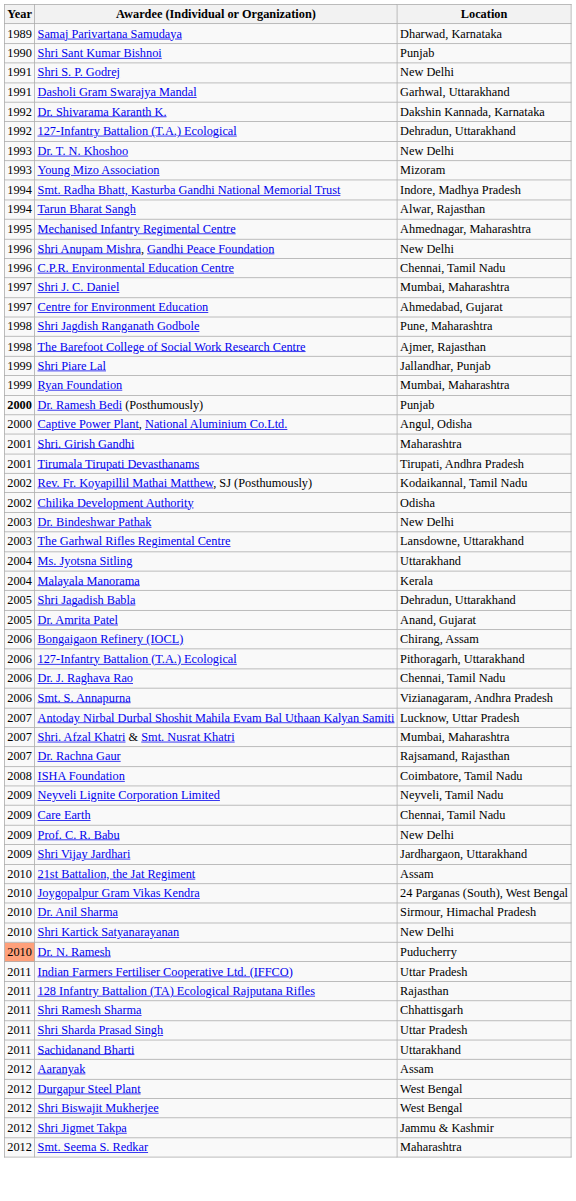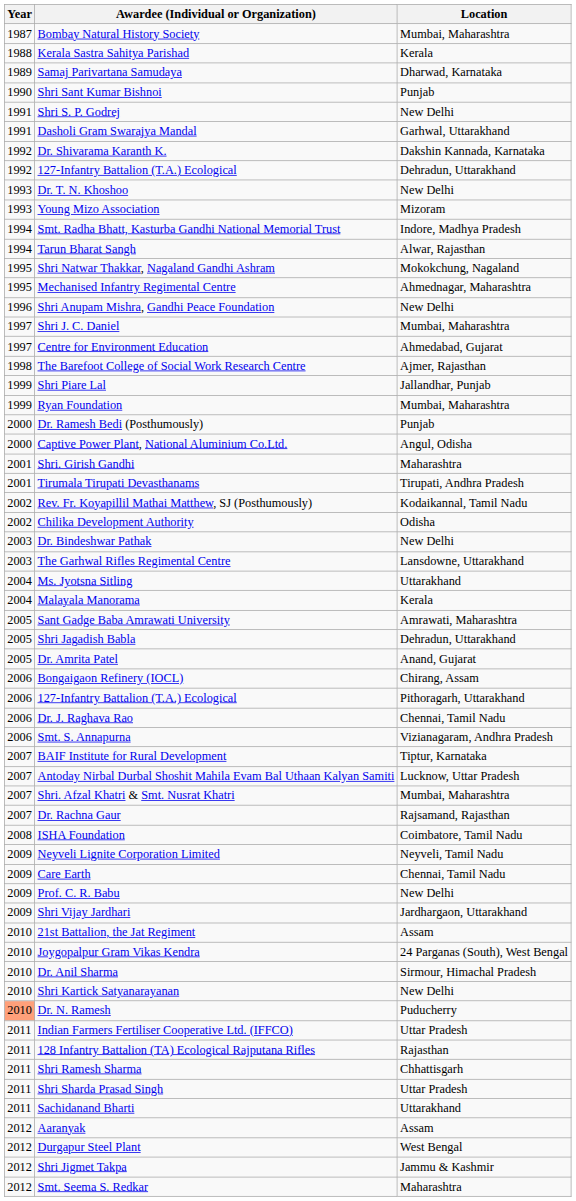+ row: (118, 33)
+ row: (113, 53)
+ row: (156, 268)
- row: (136, 268)
- row: (118, 326)
(20, 405) bold -> (20, 424) normal
+ row: (134, 619)
+ row: (132, 756)
- row: (98, 1108)
